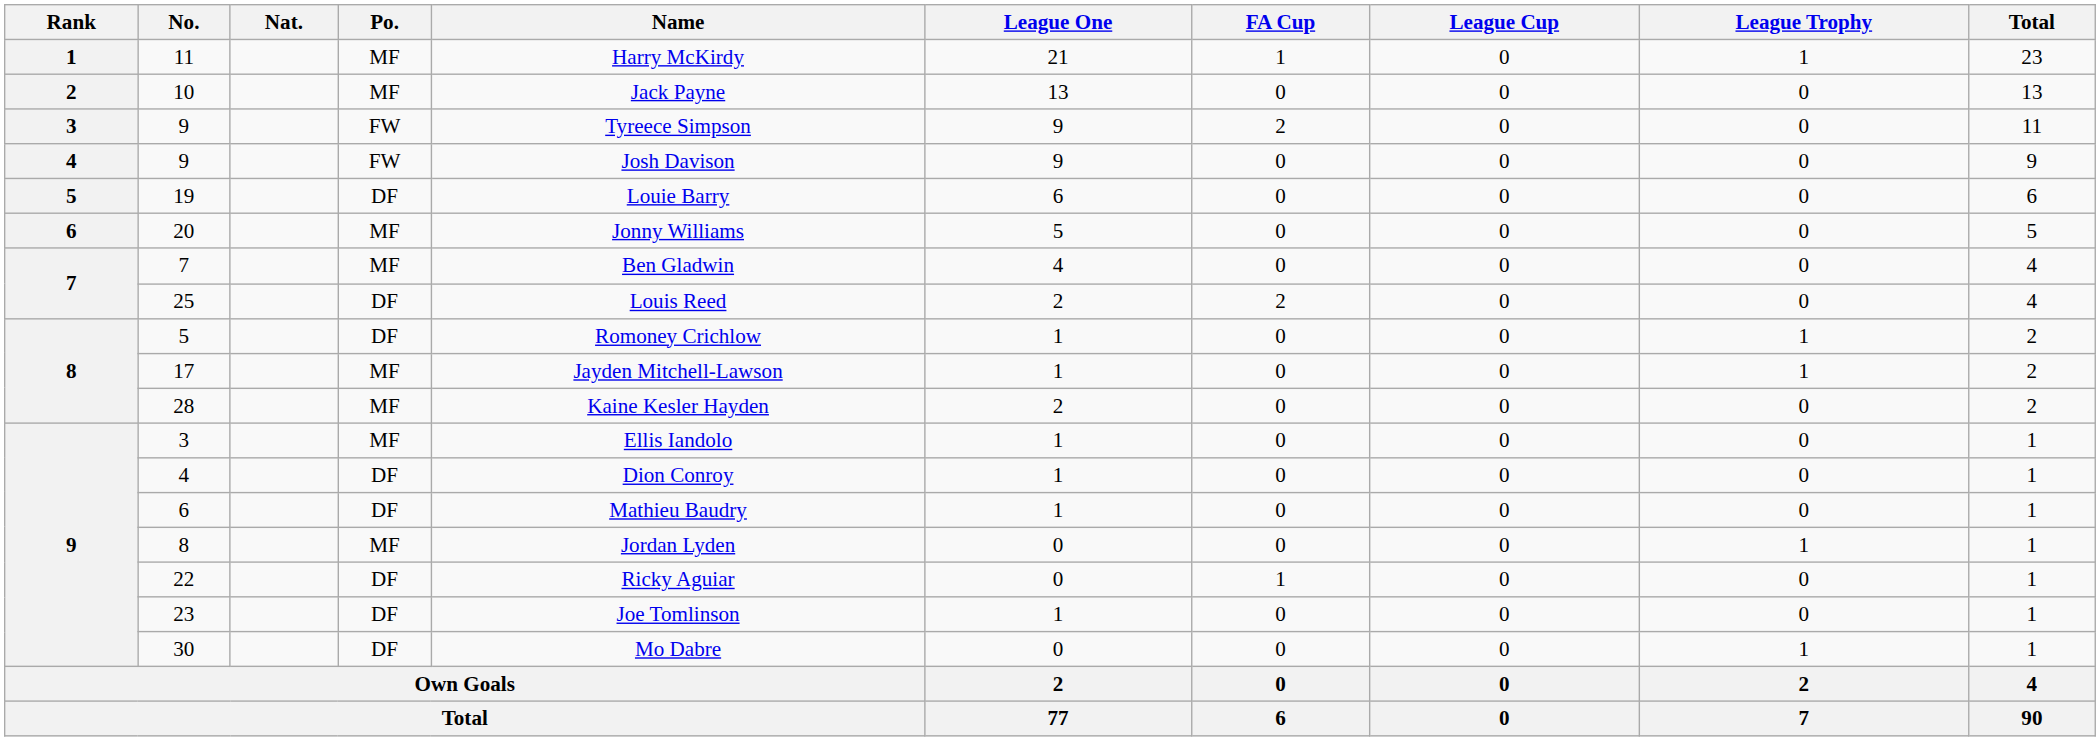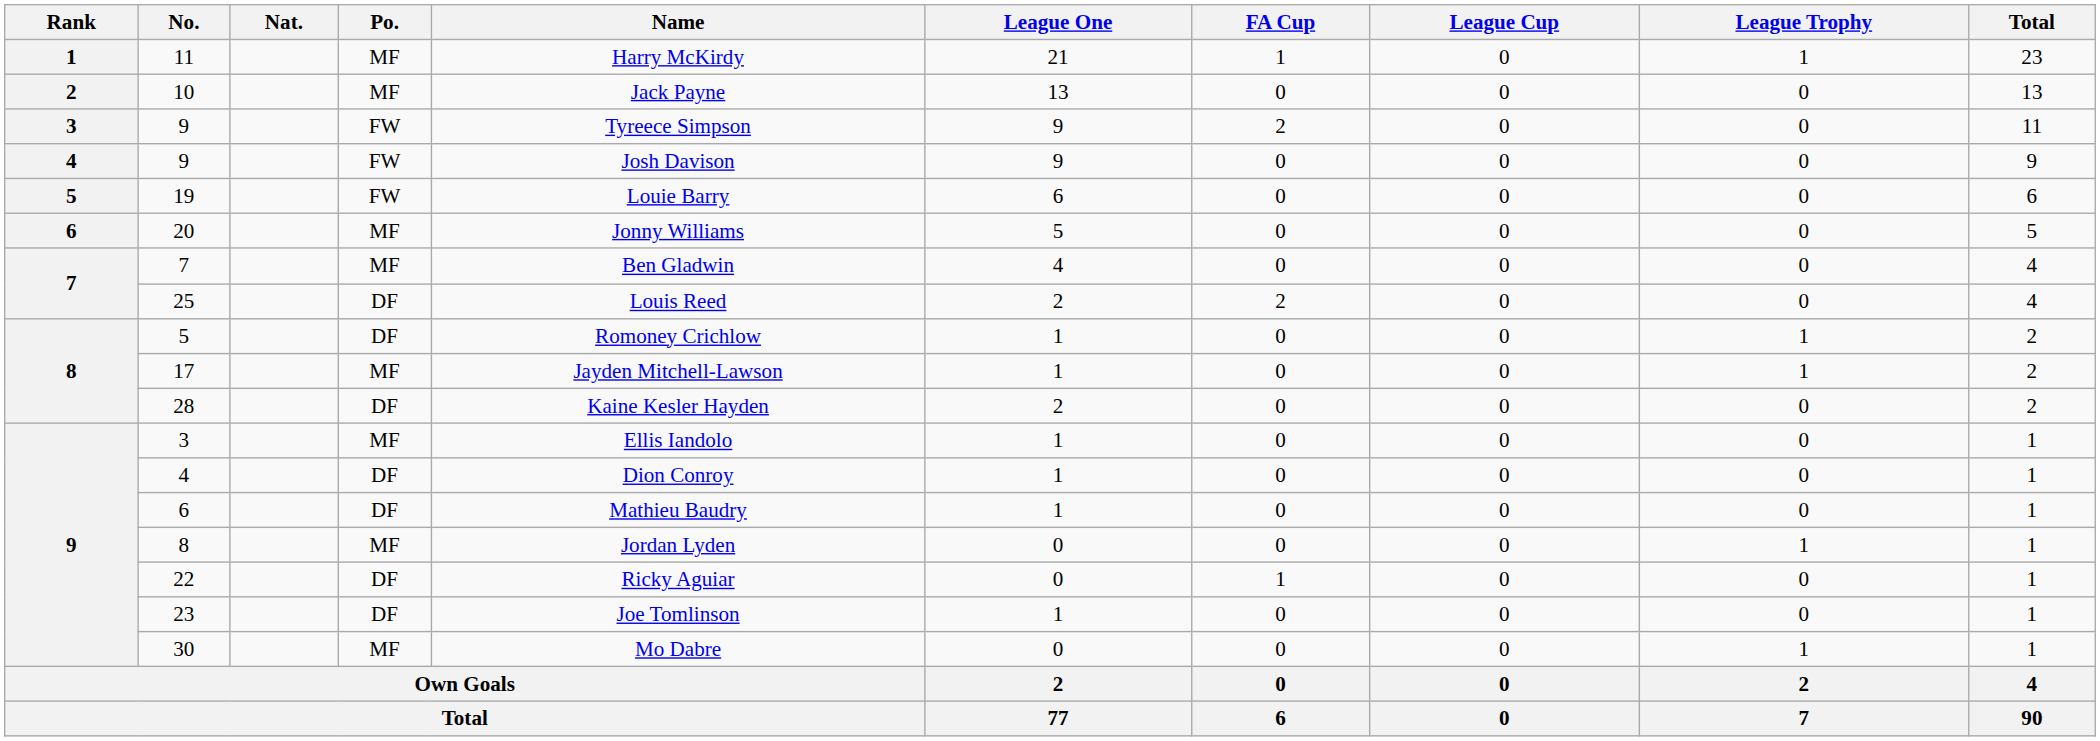(385, 196) DF -> (385, 196) FW
(385, 405) MF -> (385, 405) DF
(385, 649) DF -> (385, 649) MF
